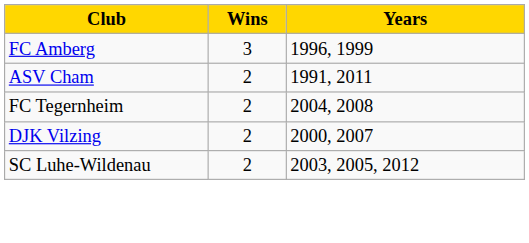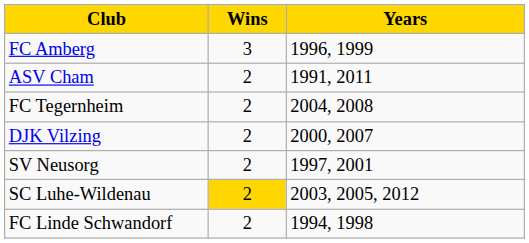+ row: (54, 164)
(247, 164) no background -> (247, 194) gold background
+ row: (91, 223)
